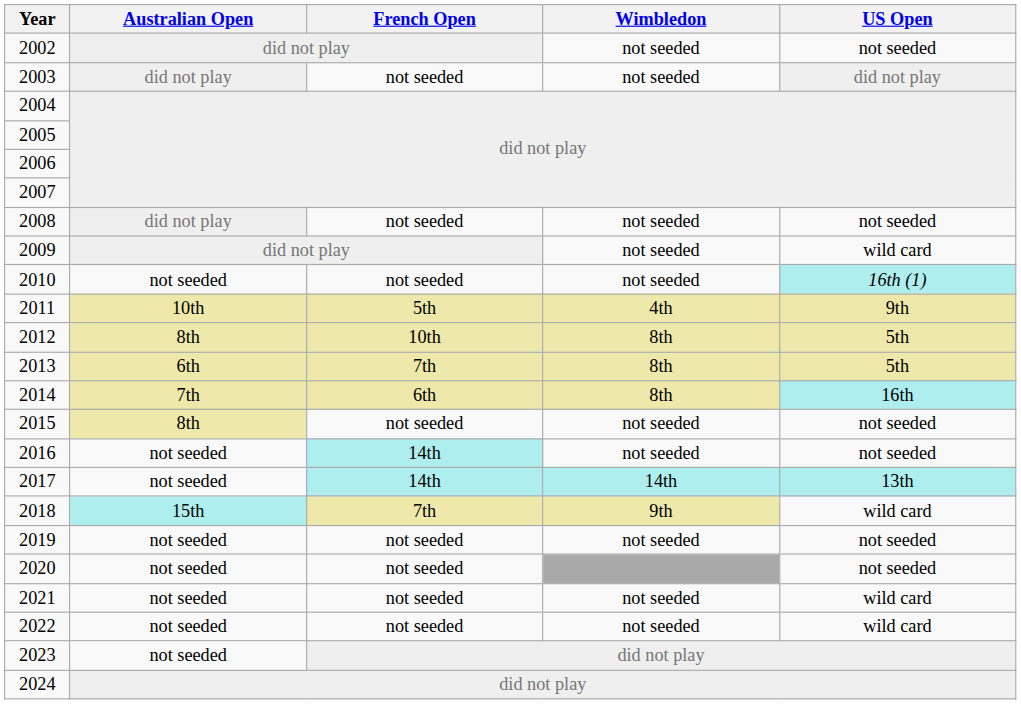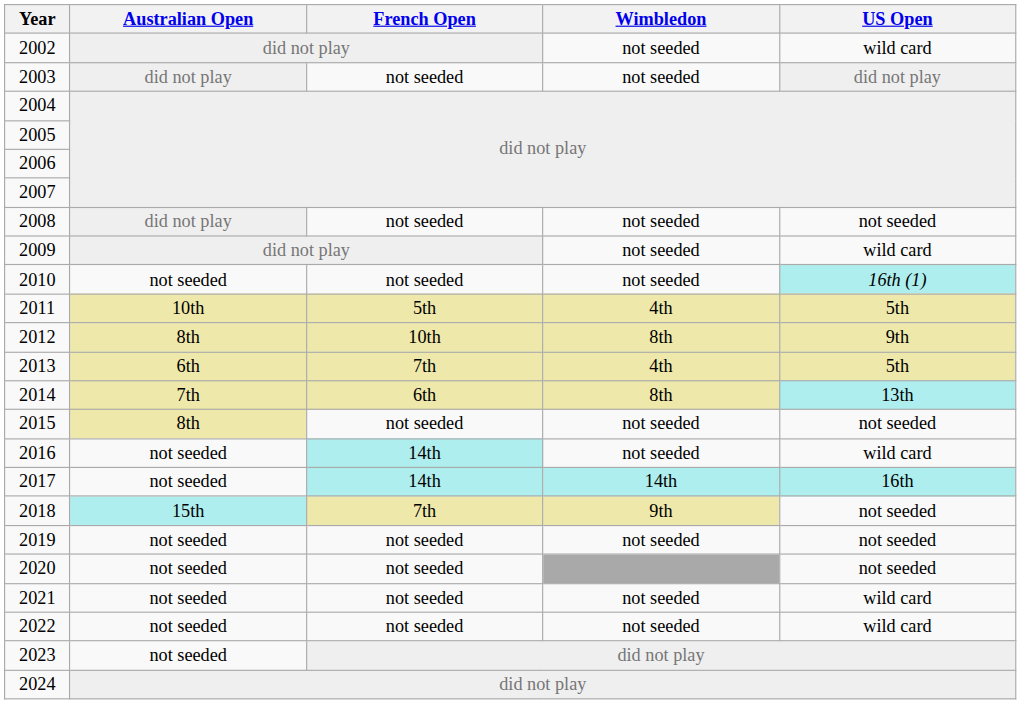(897, 47) not seeded -> (897, 47) wild card
(897, 308) 9th -> (897, 308) 5th
(897, 337) 5th -> (897, 337) 9th
(661, 366) 8th -> (661, 366) 4th
(897, 395) 16th -> (897, 395) 13th
(897, 452) not seeded -> (897, 452) wild card
(897, 481) 13th -> (897, 481) 16th
(897, 510) wild card -> (897, 510) not seeded
